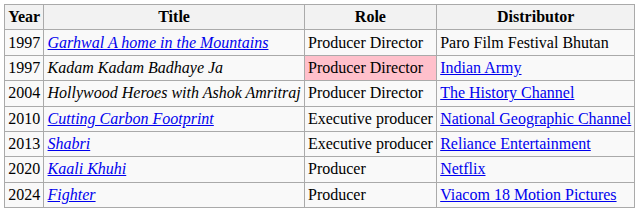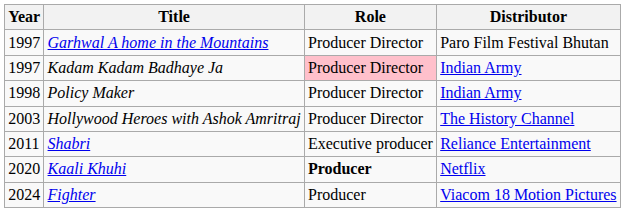+ row: (91, 93)
(24, 93) 2004 -> (24, 118) 2003
- row: (131, 118)
(24, 144) 2013 -> (24, 144) 2011
(337, 169) normal -> (340, 169) bold
